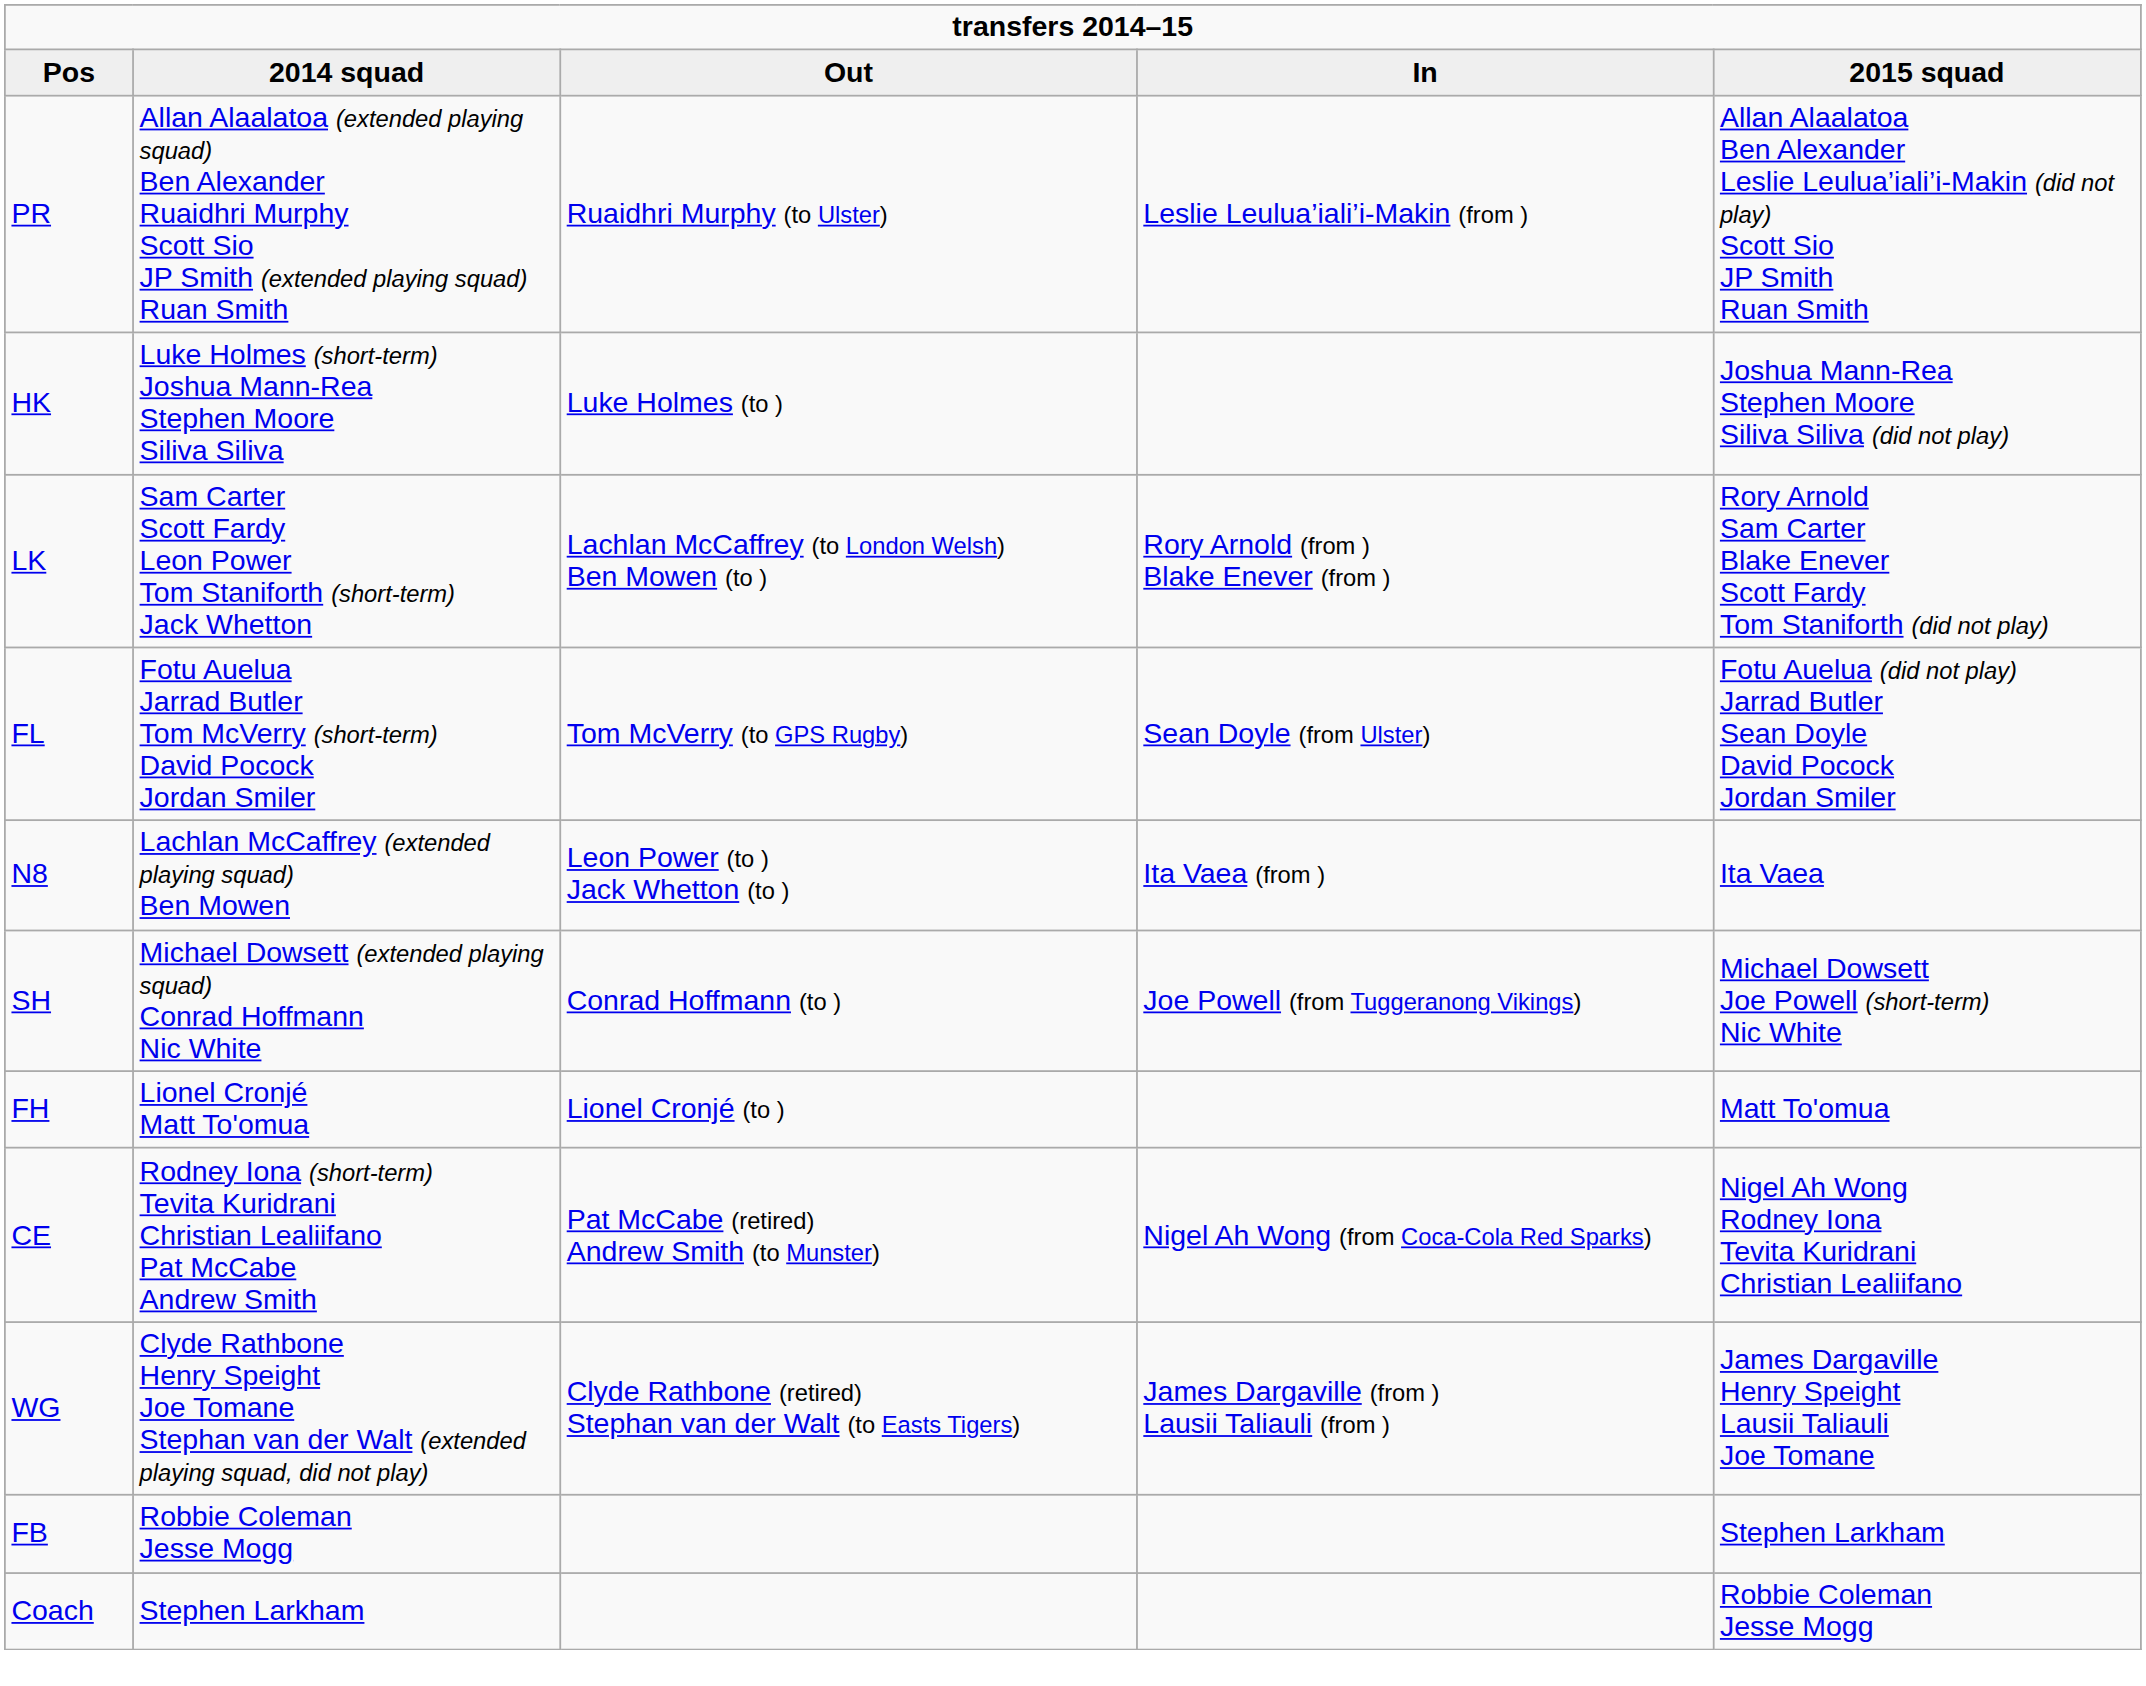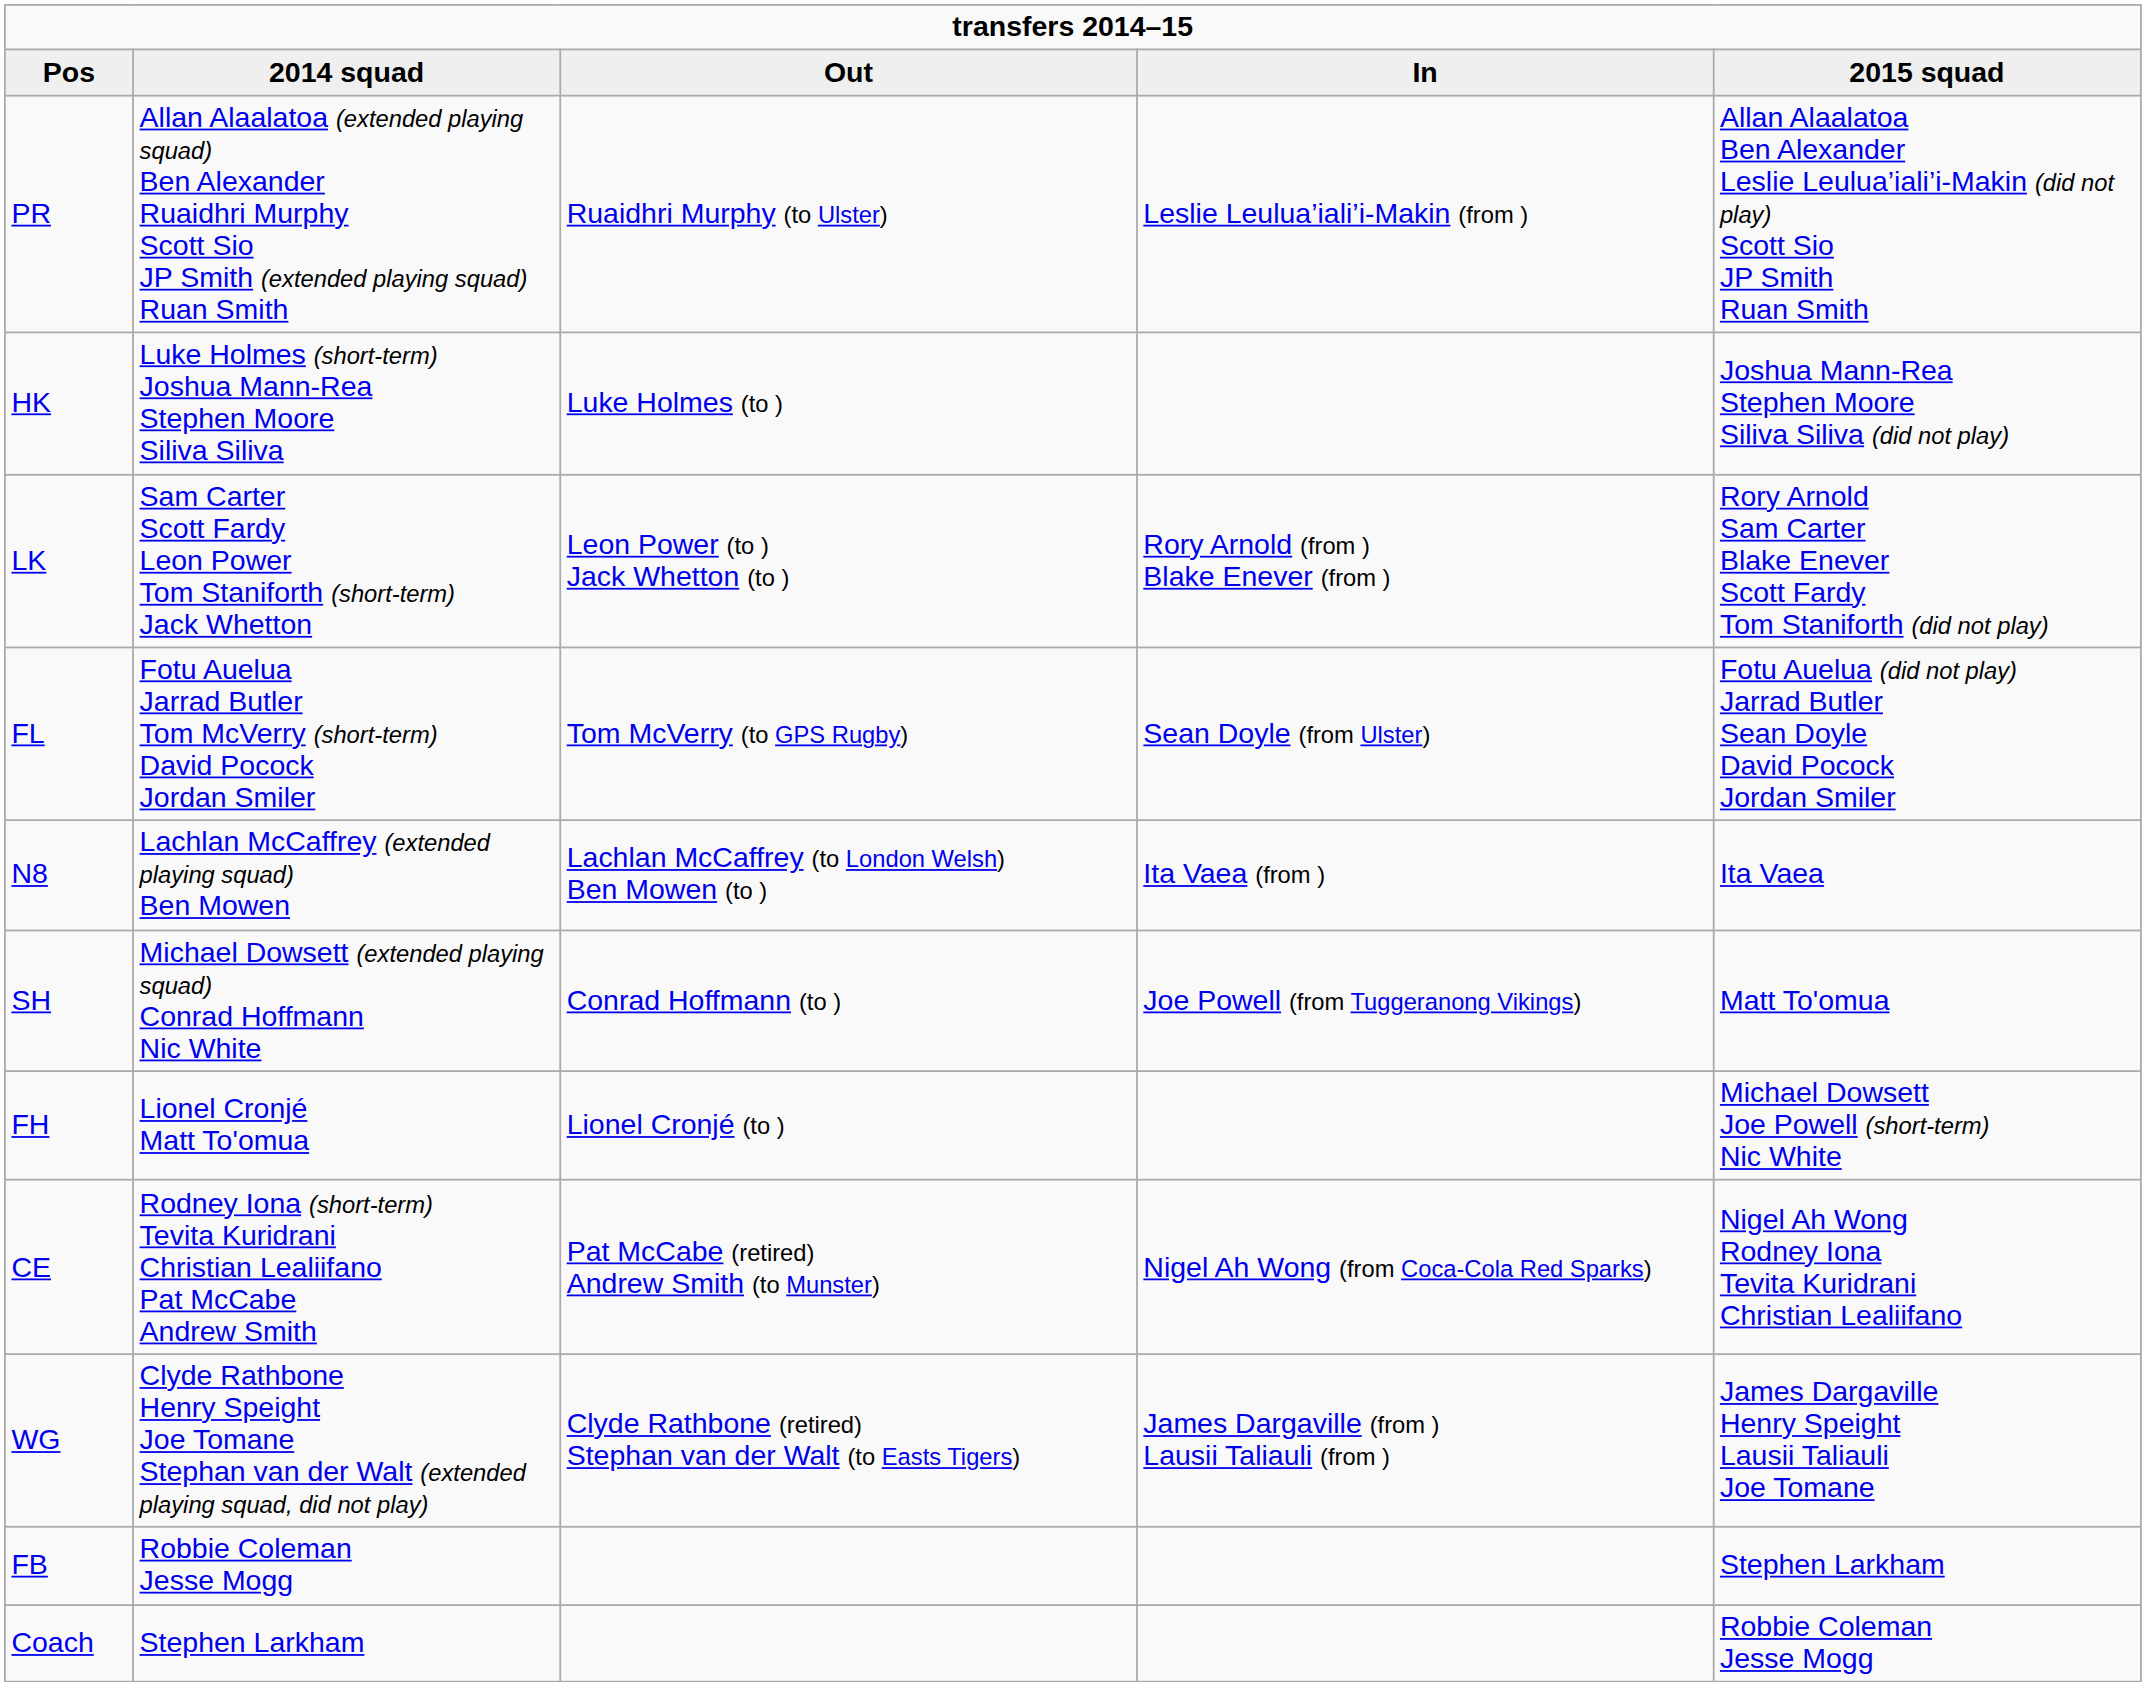(786, 560) Lachlan McCaffrey (to London Welsh) Ben Mowen (to ) -> (678, 560) Leon Power (to ) Jack Whetton (to )
(678, 874) Leon Power (to ) Jack Whetton (to ) -> (786, 874) Lachlan McCaffrey (to London Welsh) Ben Mowen (to )
(1855, 1000) Michael Dowsett Joe Powell (short-term) Nic White -> (1805, 1000) Matt To'omua
(1805, 1109) Matt To'omua -> (1855, 1125) Michael Dowsett Joe Powell (short-term) Nic White
